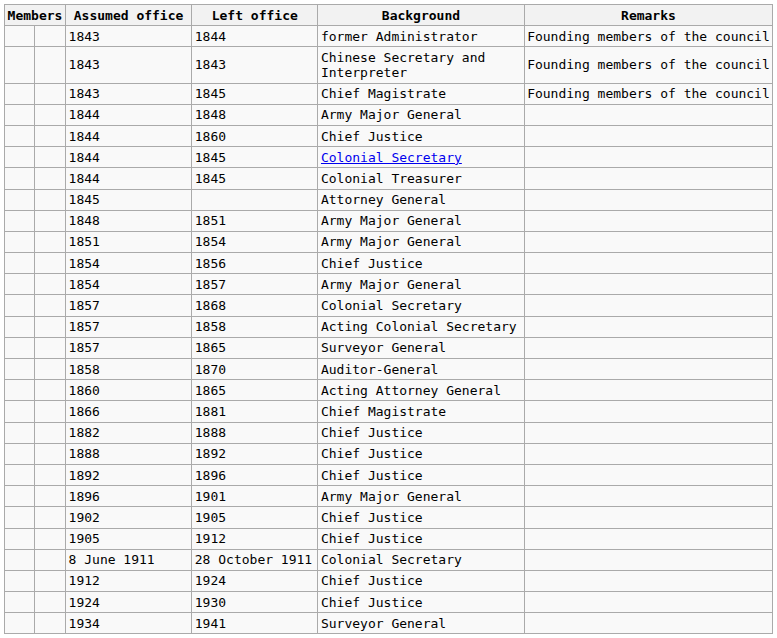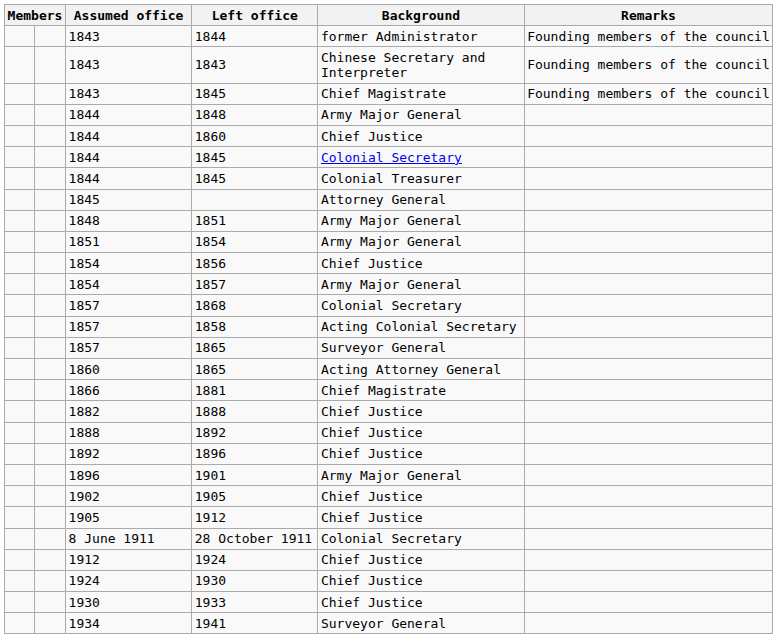- row: (84, 369)
+ row: (84, 602)
